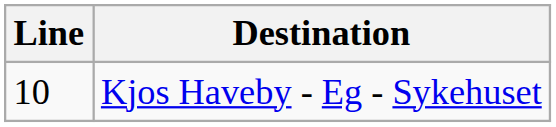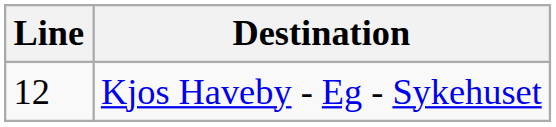(32, 90) 10 -> (32, 90) 12
